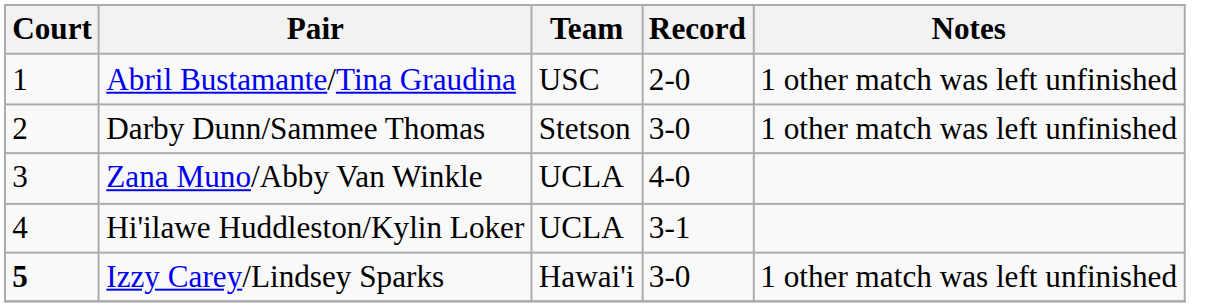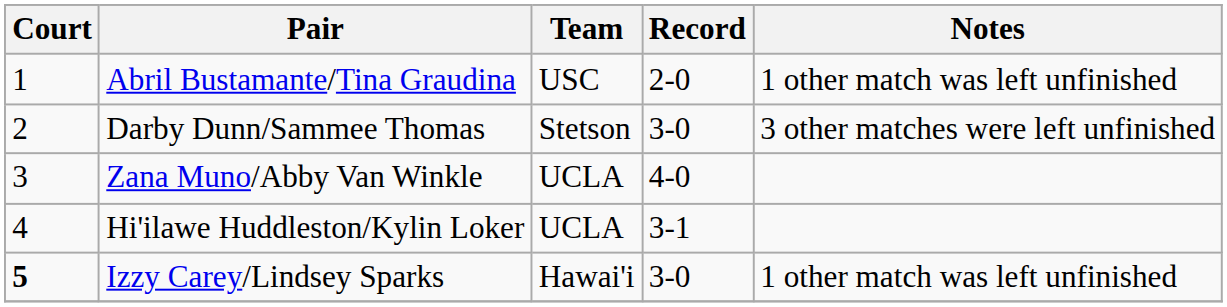(969, 128) 1 other match was left unfinished -> (988, 128) 3 other matches were left unfinished
